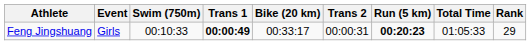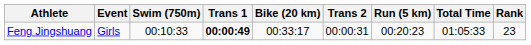(403, 31) bold -> (403, 31) normal
(510, 31) 29 -> (510, 31) 23
